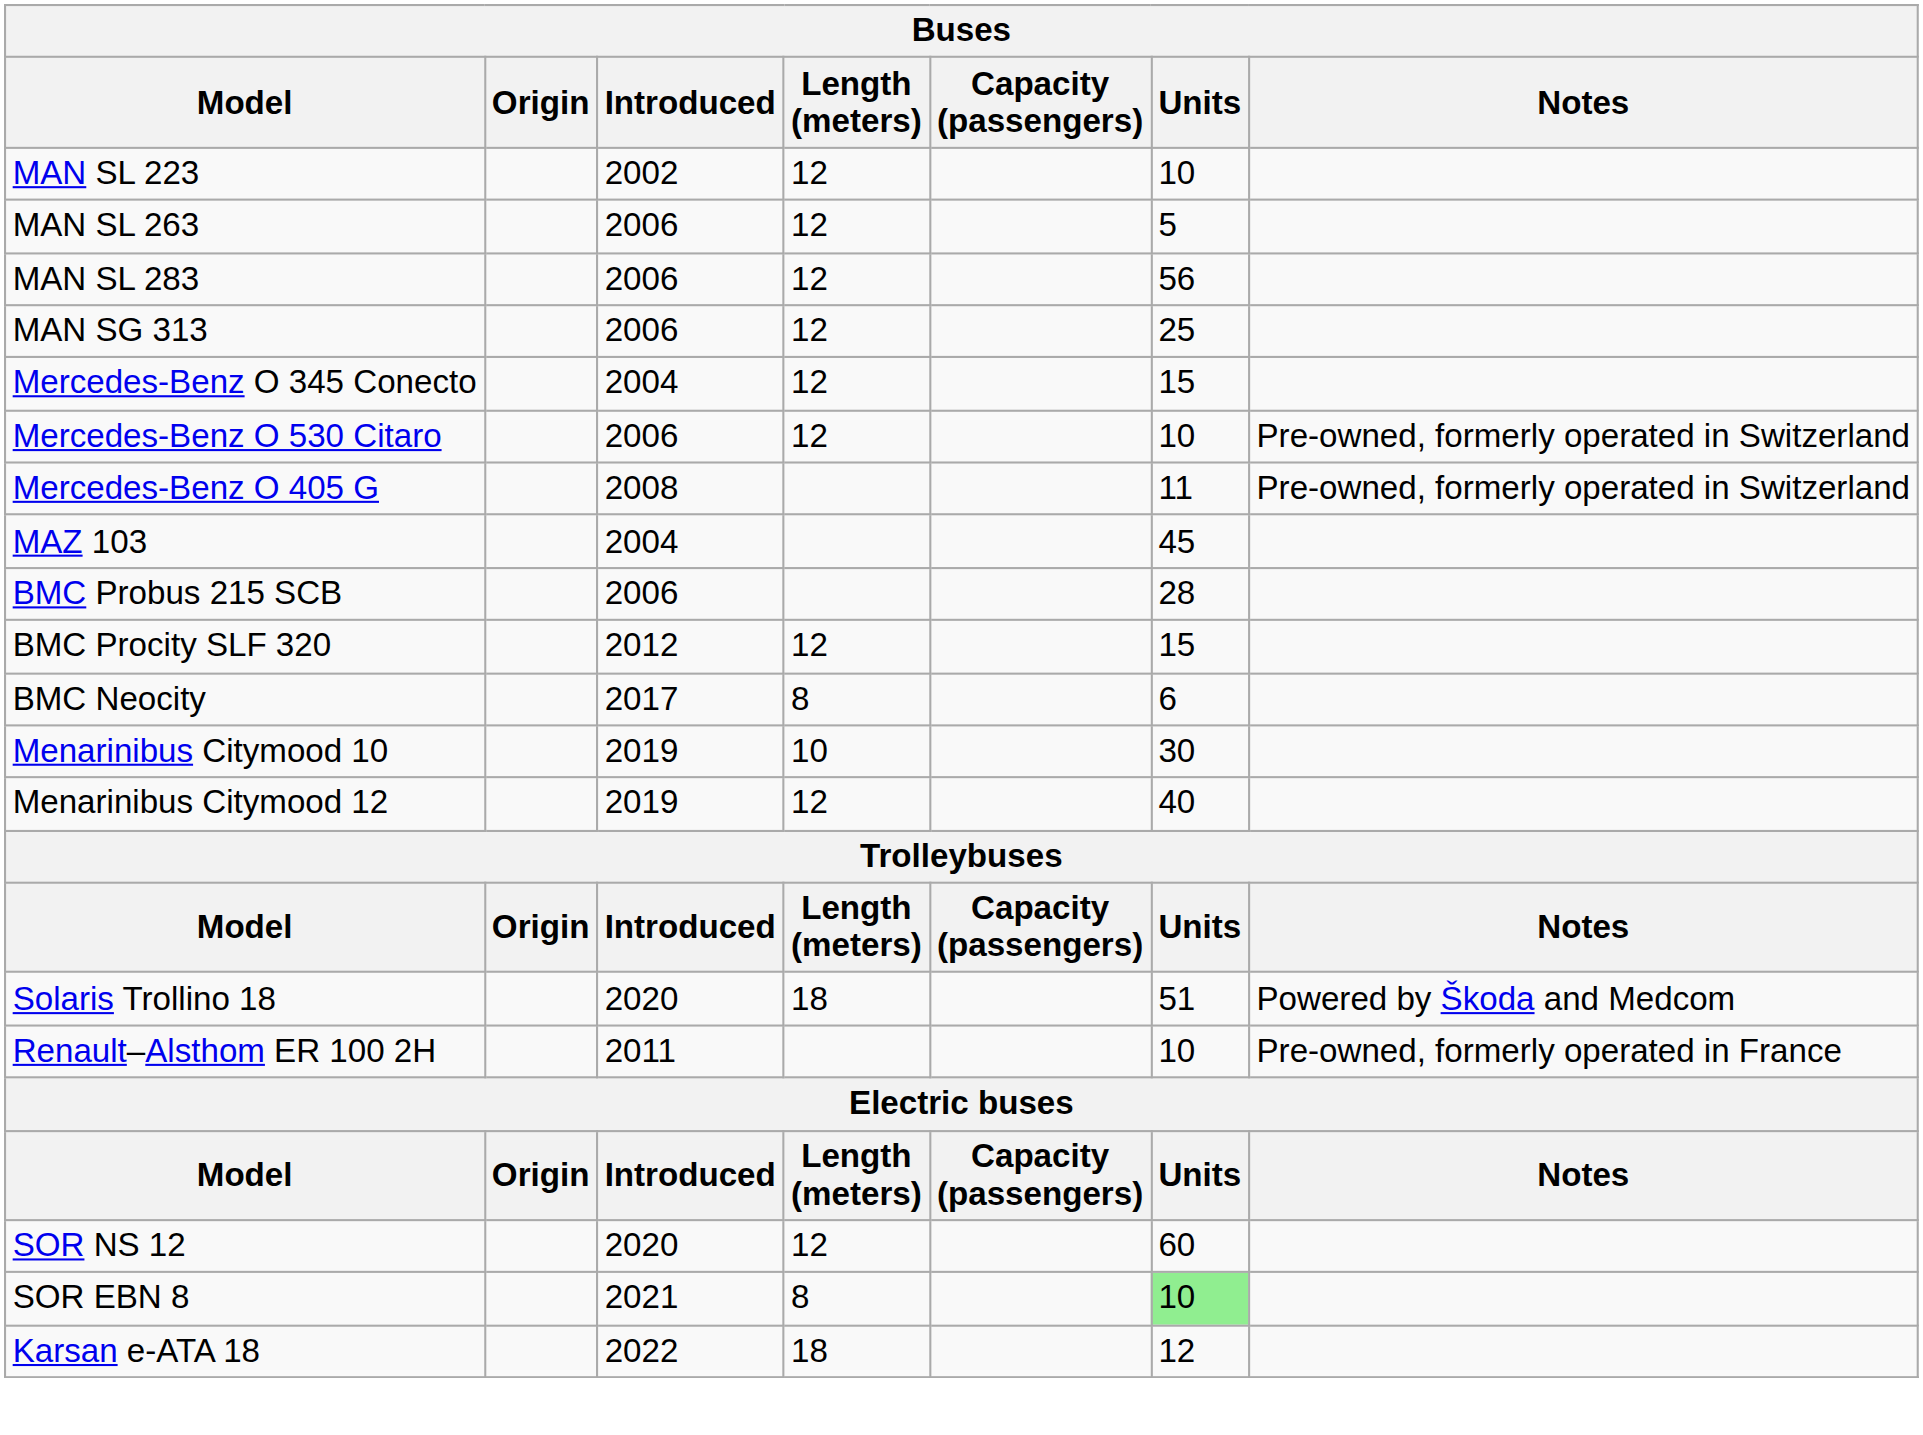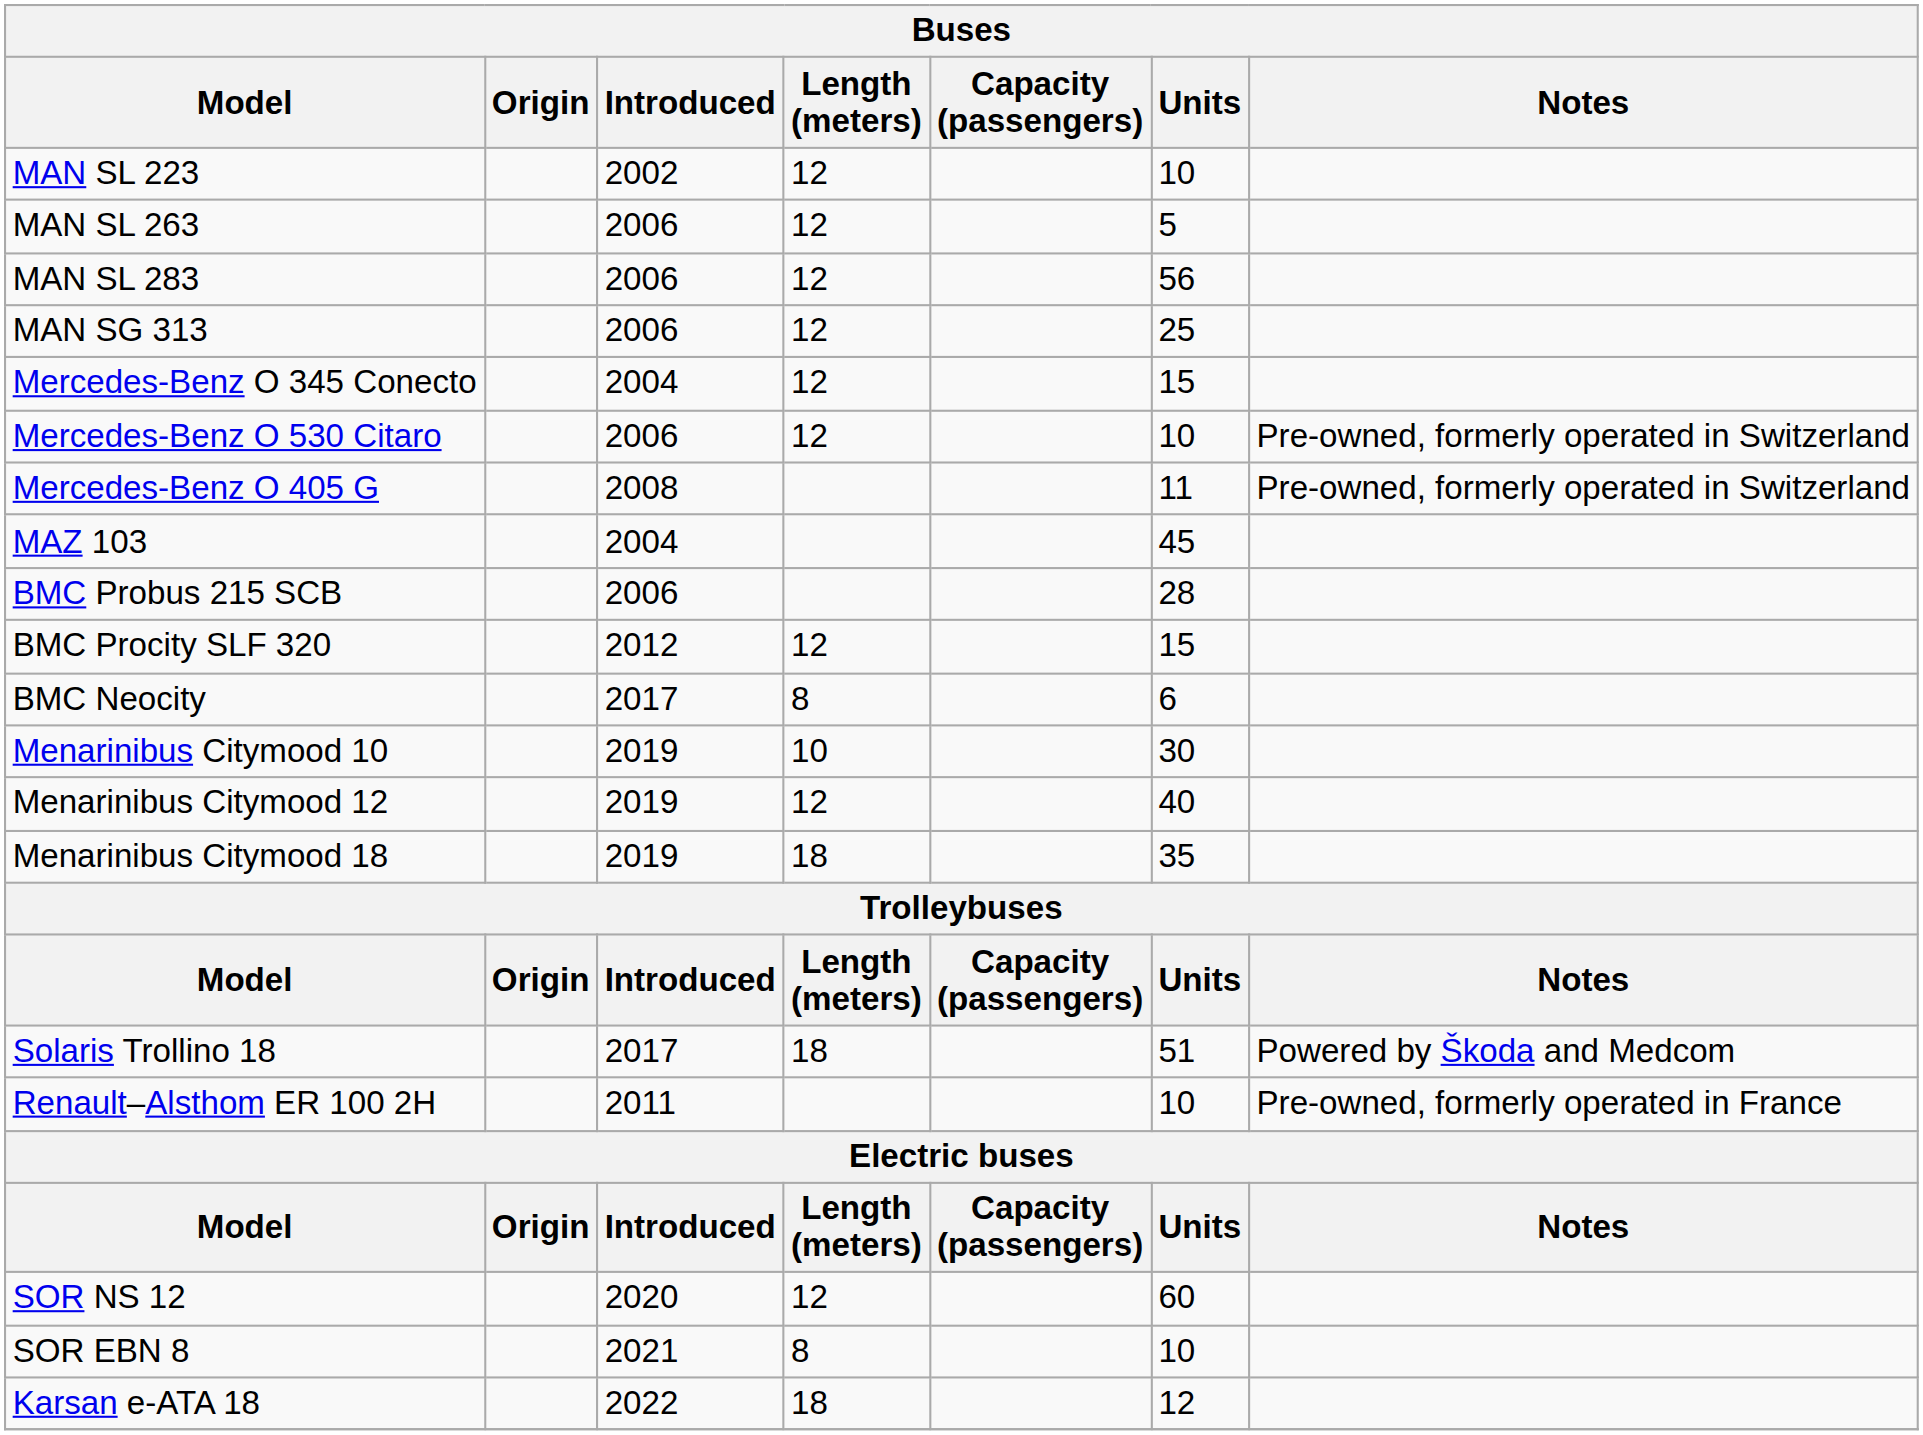+ row: (200, 855)
(641, 998) 2020 -> (641, 1050) 2017
(1177, 1298) lightgreen background -> (1177, 1350) no background
